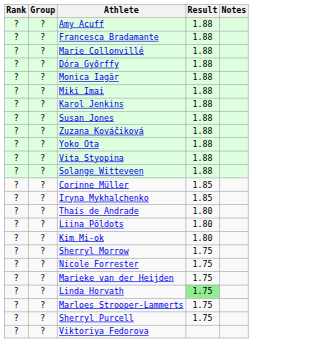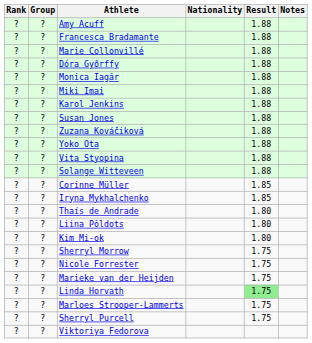+ column: (215, 11)
